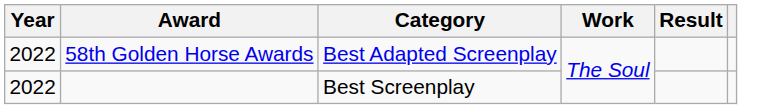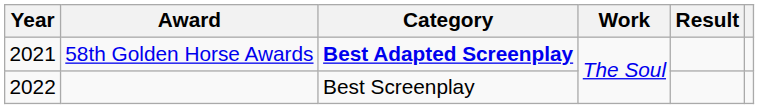(33, 53) 2022 -> (33, 53) 2021
(440, 53) normal -> (448, 53) bold
